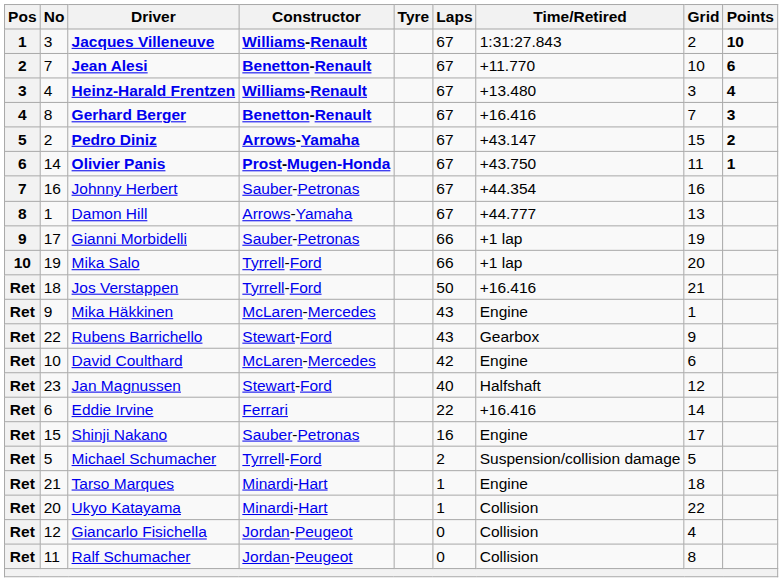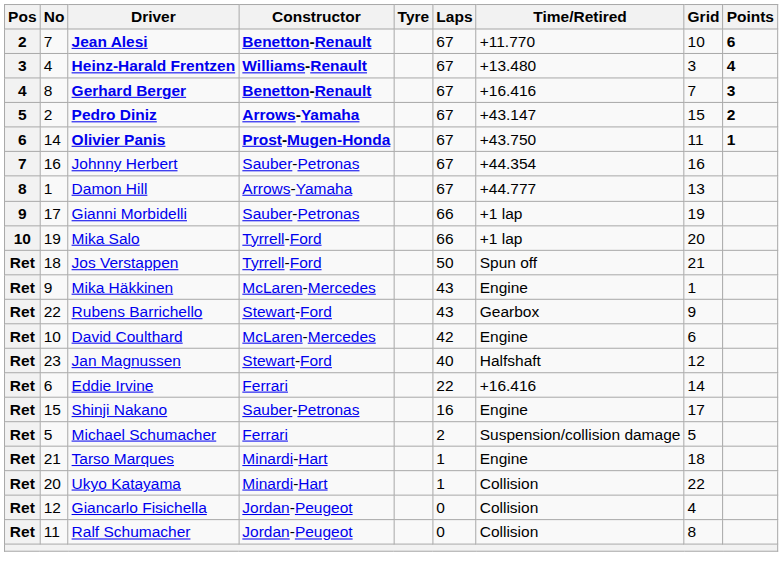- row: (143, 42)
(508, 287) +16.416 -> (508, 262) Spun off
(282, 459) Tyrrell-Ford -> (265, 434) Ferrari
